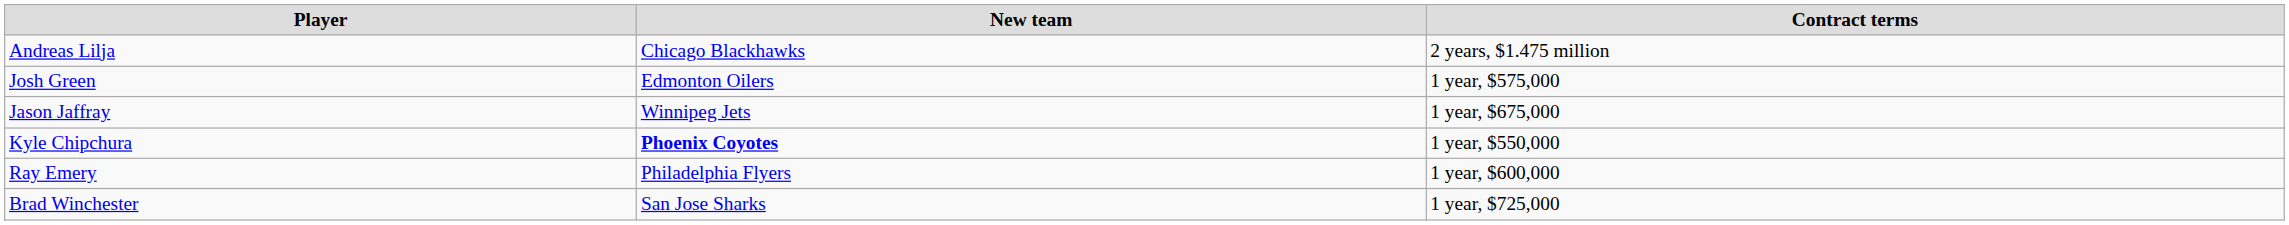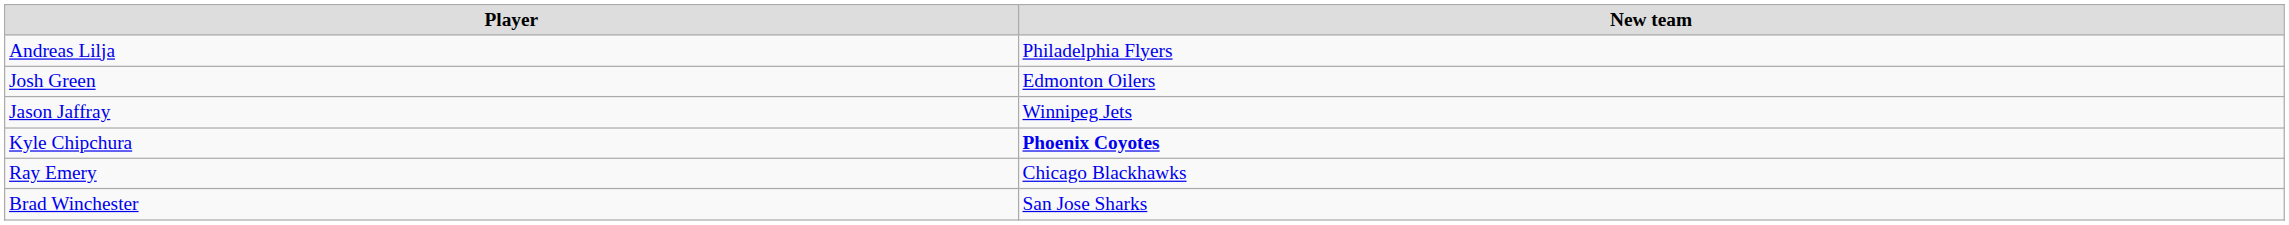- column: (1855, 19)
(723, 50) Chicago Blackhawks -> (1098, 50) Philadelphia Flyers
(716, 173) Philadelphia Flyers -> (1105, 173) Chicago Blackhawks
